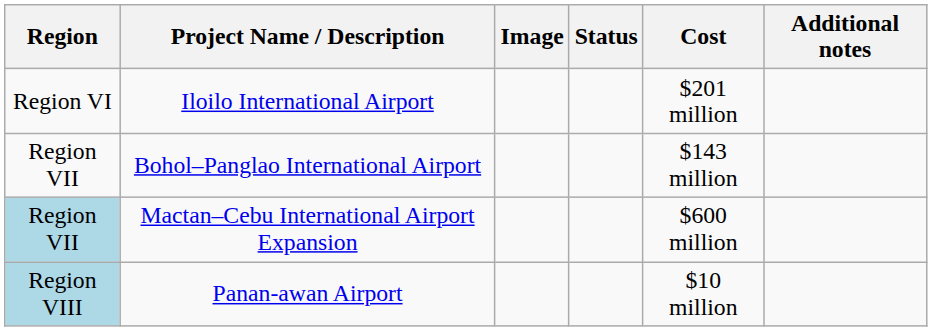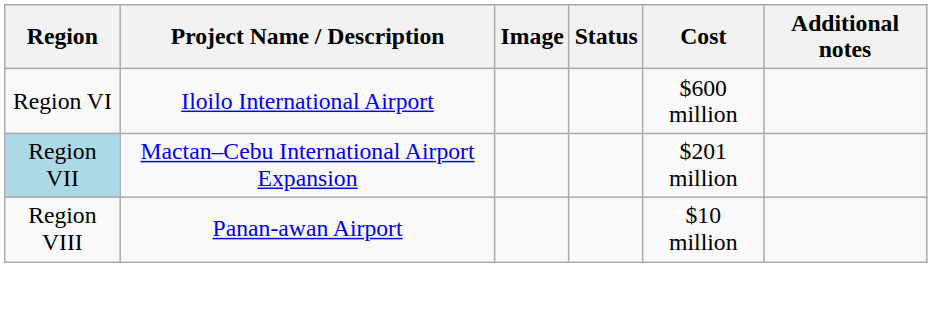(703, 100) $201 million -> (703, 100) $600 million
- row: (308, 164)
(703, 229) $600 million -> (703, 164) $201 million
(62, 293) lightblue background -> (62, 229) no background
